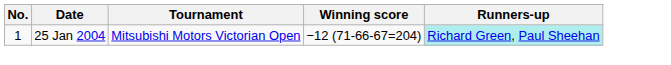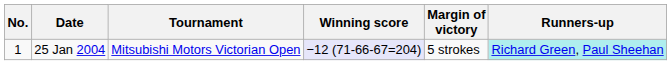+ column: (456, 22)
(364, 35) no background -> (364, 50) lavender background
